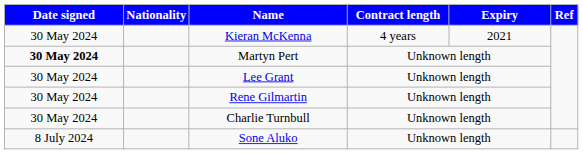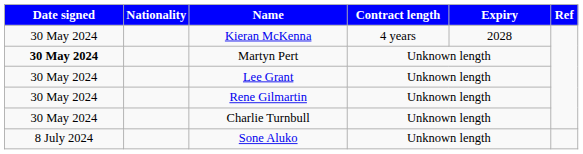(500, 35) 2021 -> (500, 35) 2028
